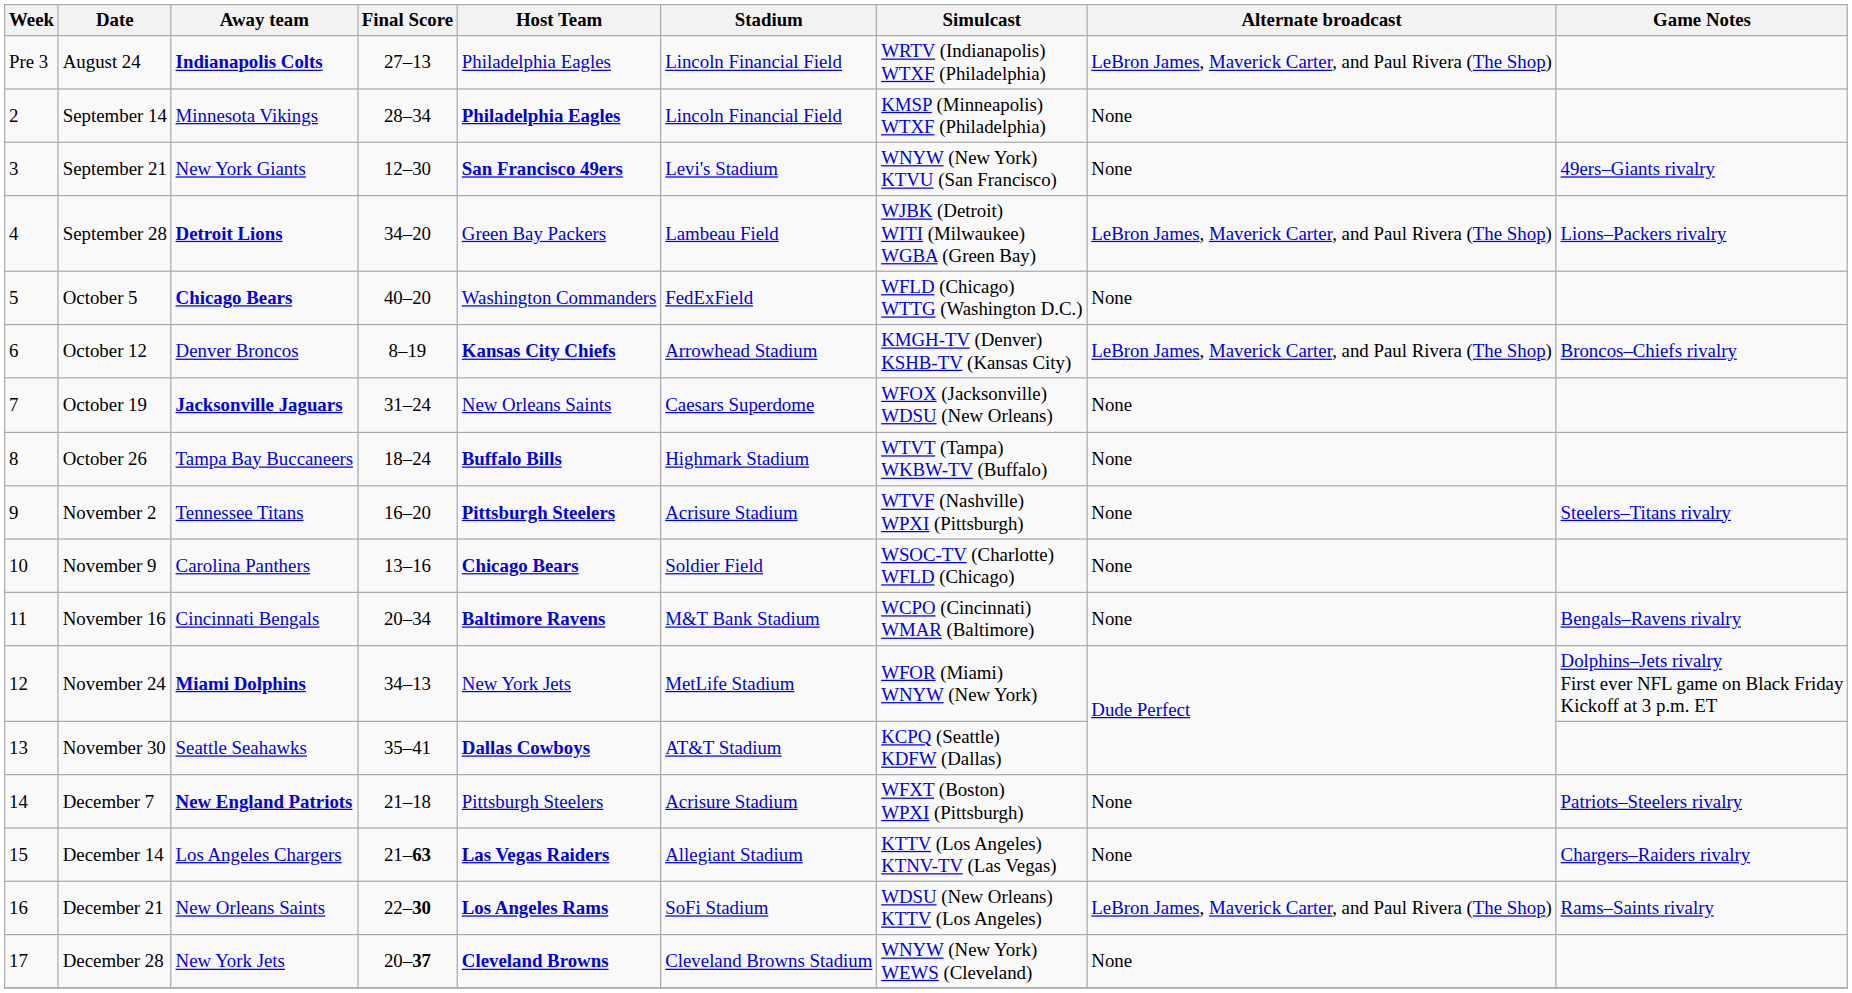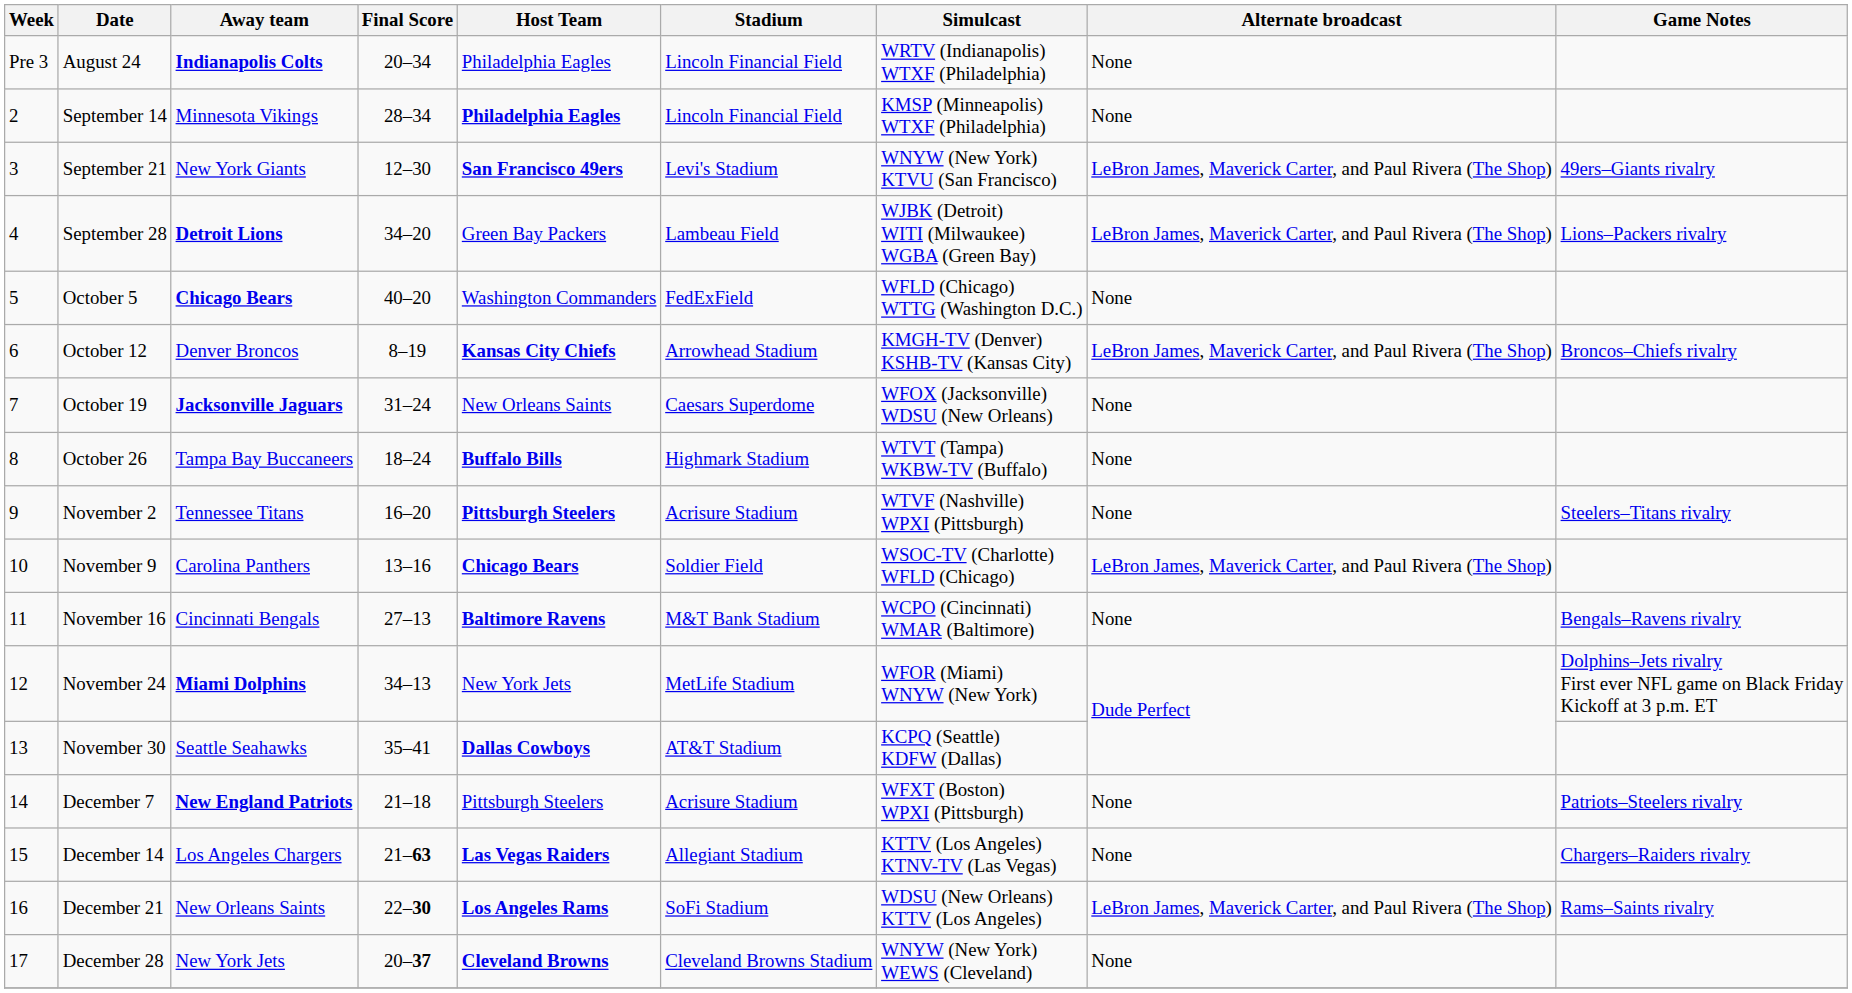(407, 62) 27–13 -> (407, 62) 20–34
(1322, 62) LeBron James, Maverick Carter, and Paul Rivera (The Shop) -> (1112, 62) None
(1112, 169) None -> (1322, 169) LeBron James, Maverick Carter, and Paul Rivera (The Shop)
(1112, 565) None -> (1322, 565) LeBron James, Maverick Carter, and Paul Rivera (The Shop)
(407, 618) 20–34 -> (407, 618) 27–13
